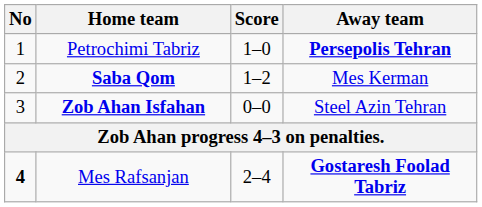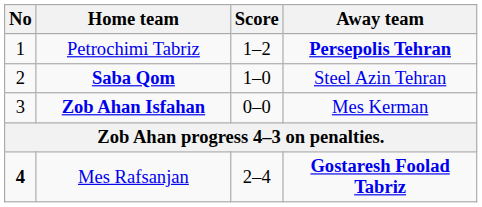(257, 48) 1–0 -> (257, 48) 1–2
(257, 78) 1–2 -> (257, 78) 1–0
(380, 78) Mes Kerman -> (380, 78) Steel Azin Tehran
(380, 107) Steel Azin Tehran -> (380, 107) Mes Kerman
